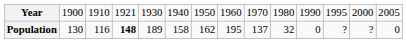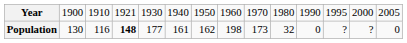(154, 30) 189 -> (154, 30) 177
(181, 30) 158 -> (181, 30) 161
(233, 30) 195 -> (233, 30) 198
(260, 30) 137 -> (260, 30) 173
